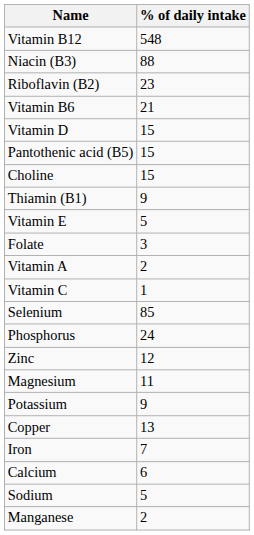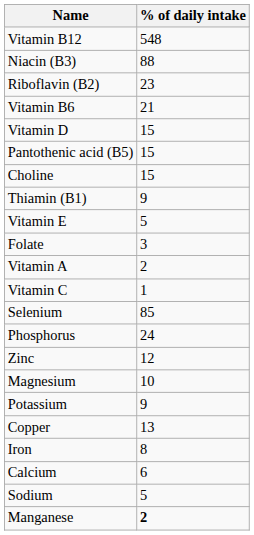(147, 381) 11 -> (147, 381) 10
(144, 449) 7 -> (144, 449) 8
(144, 518) normal -> (144, 518) bold
